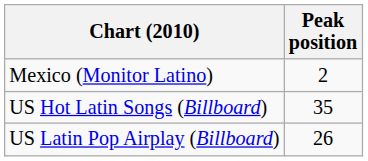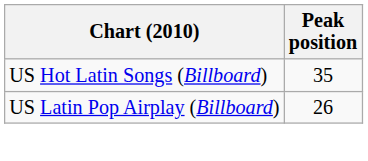- row: (111, 75)
